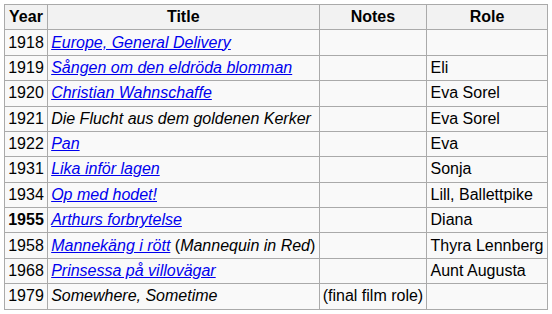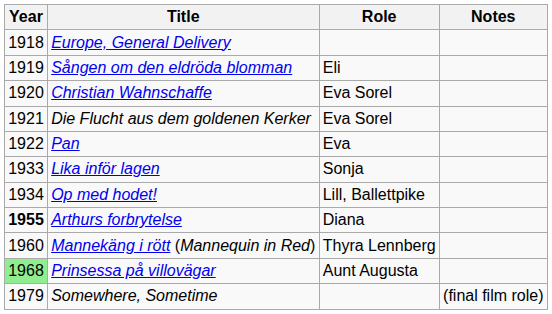columns swapped: (487, 17) <-> (373, 17)
(26, 169) 1931 -> (26, 169) 1933
(26, 245) 1958 -> (26, 245) 1960
(26, 270) no background -> (26, 270) lightgreen background
